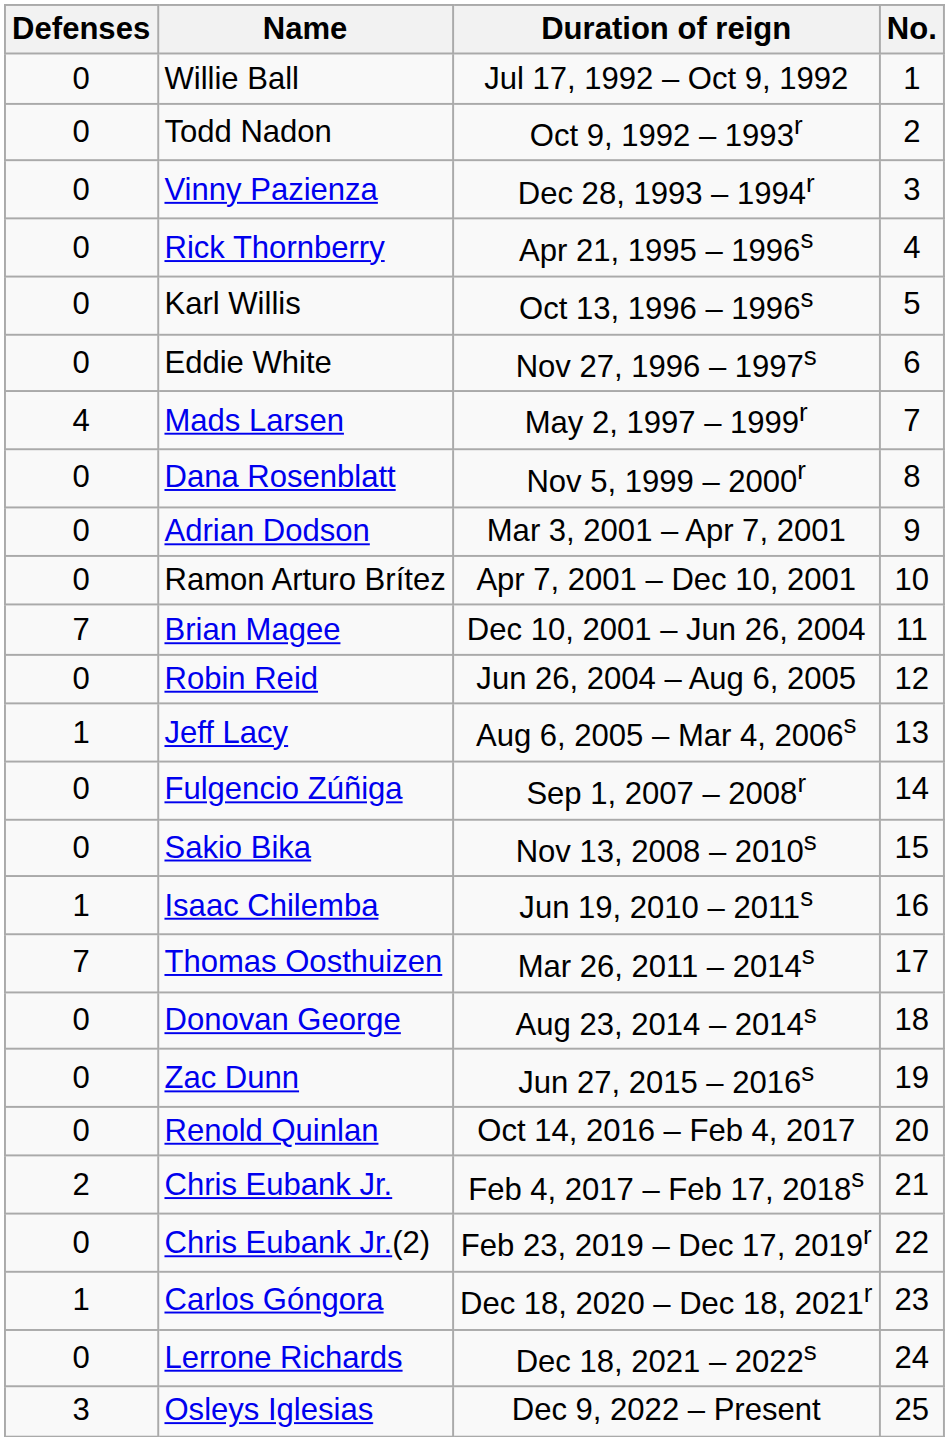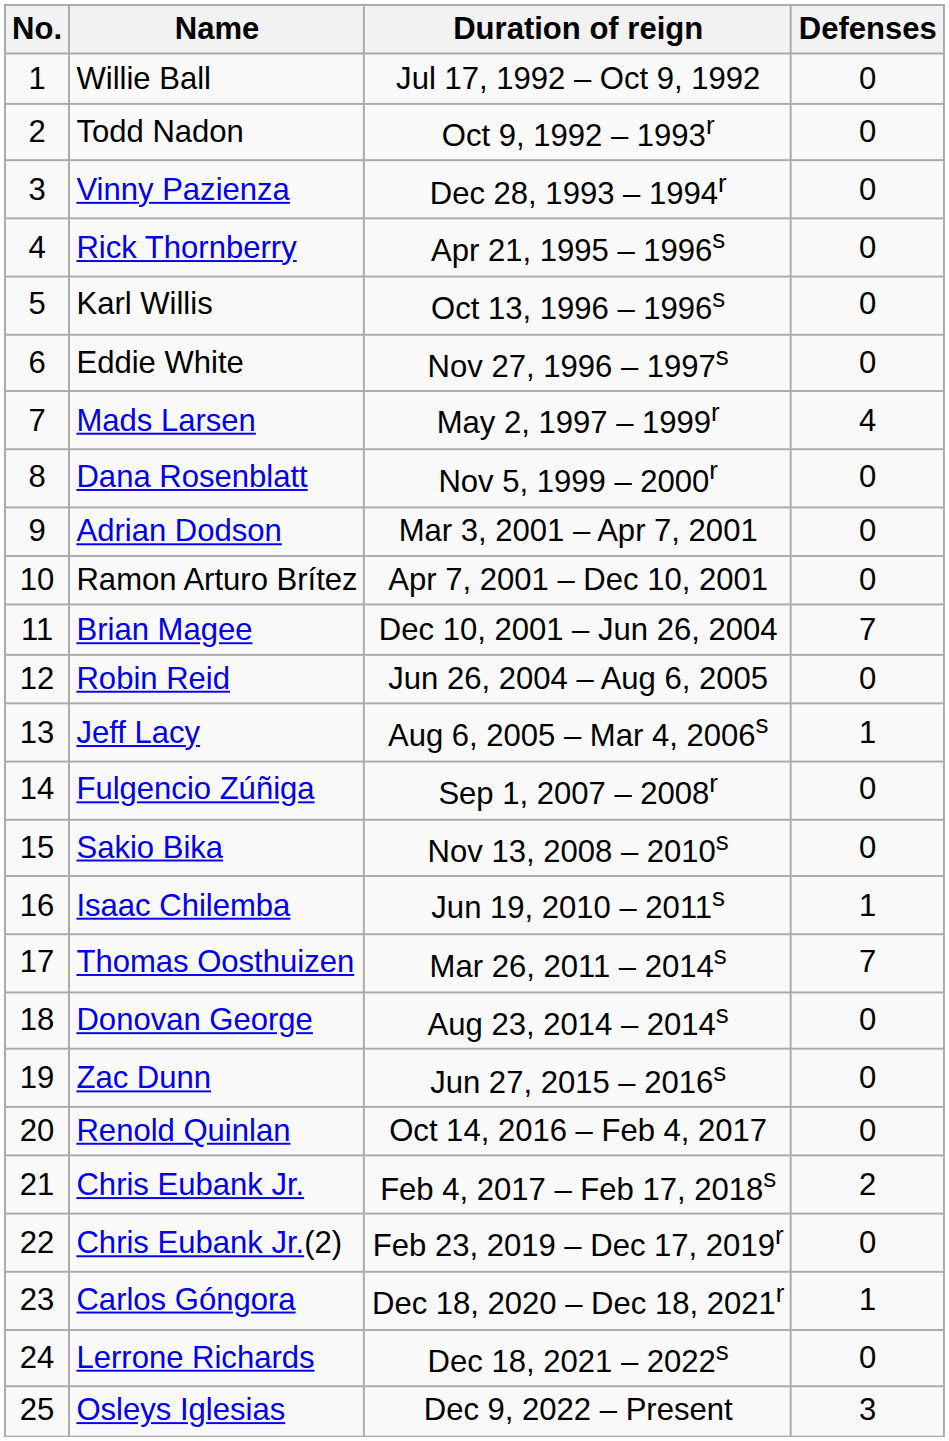columns swapped: (912, 29) <-> (81, 29)
